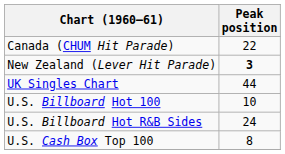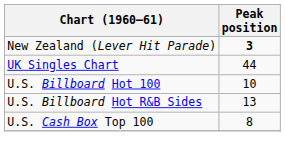- row: (91, 46)
(250, 122) 24 -> (250, 103) 13
